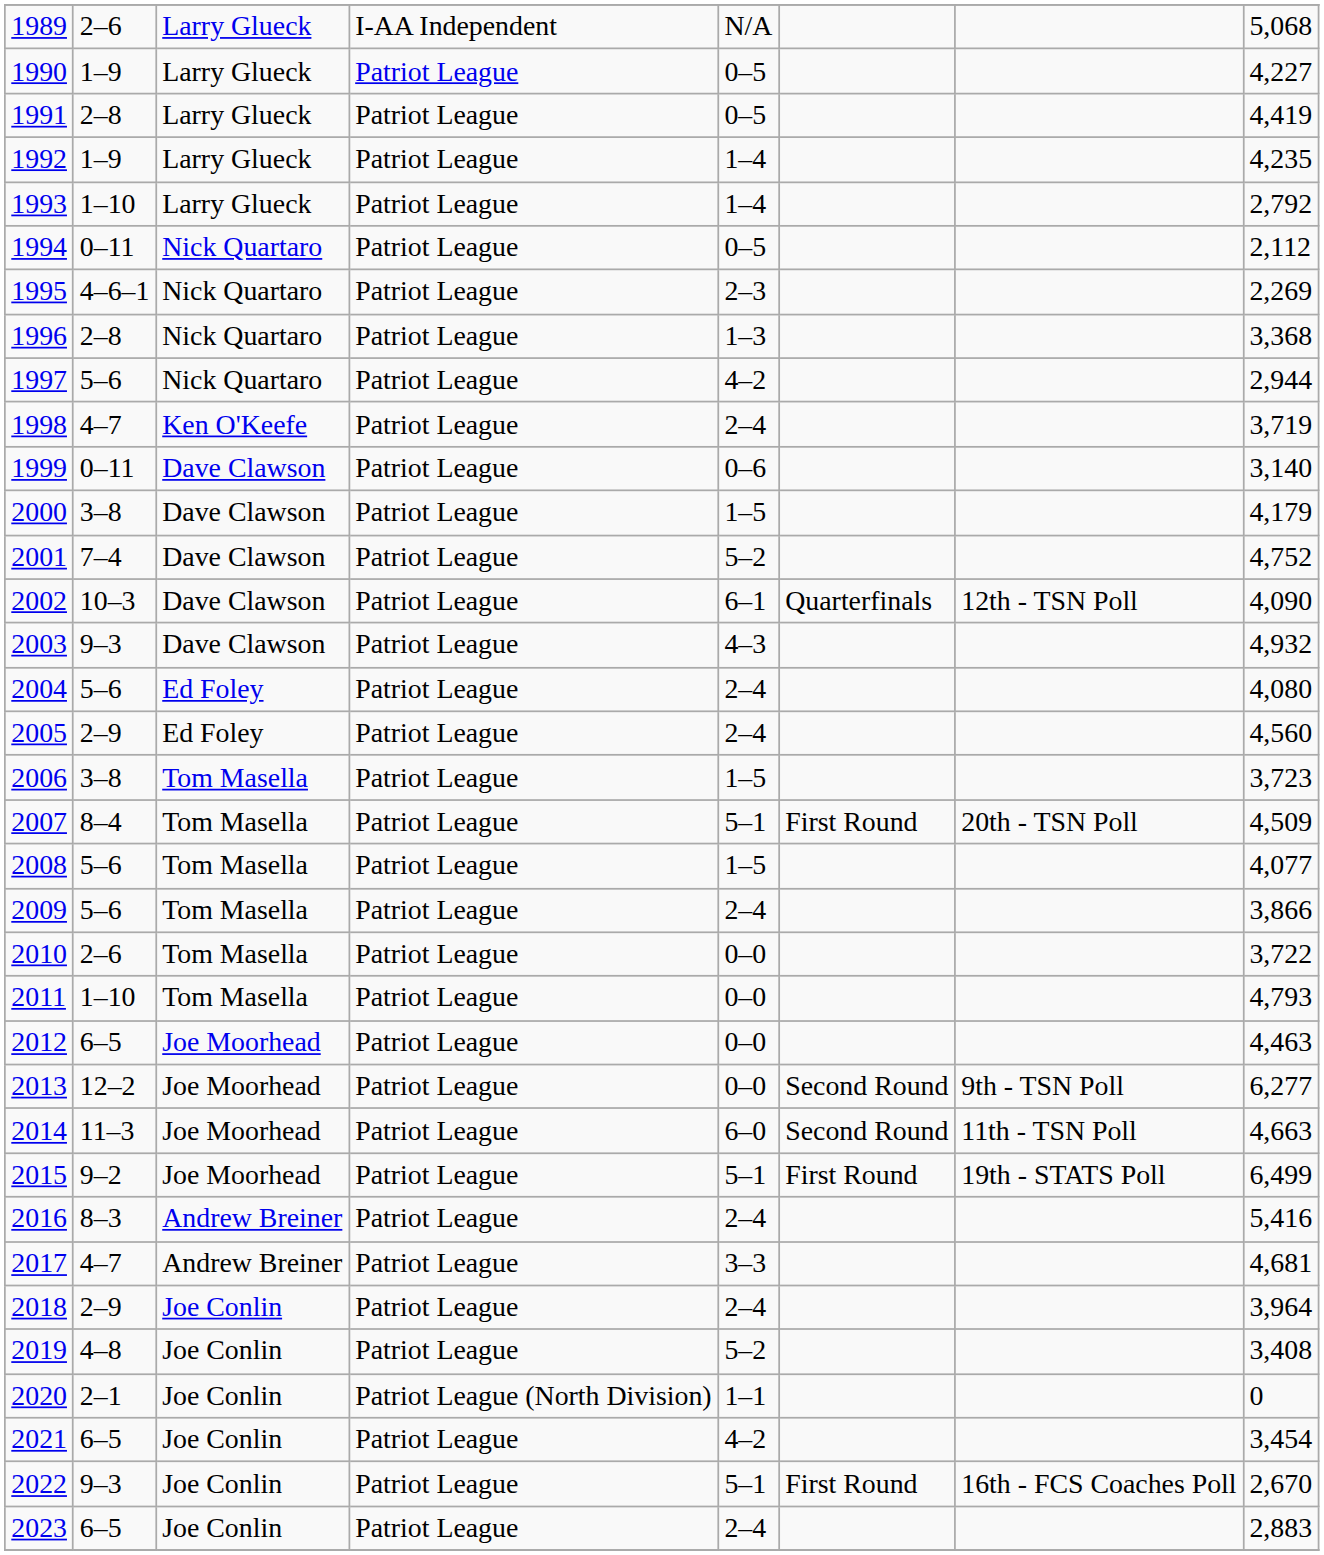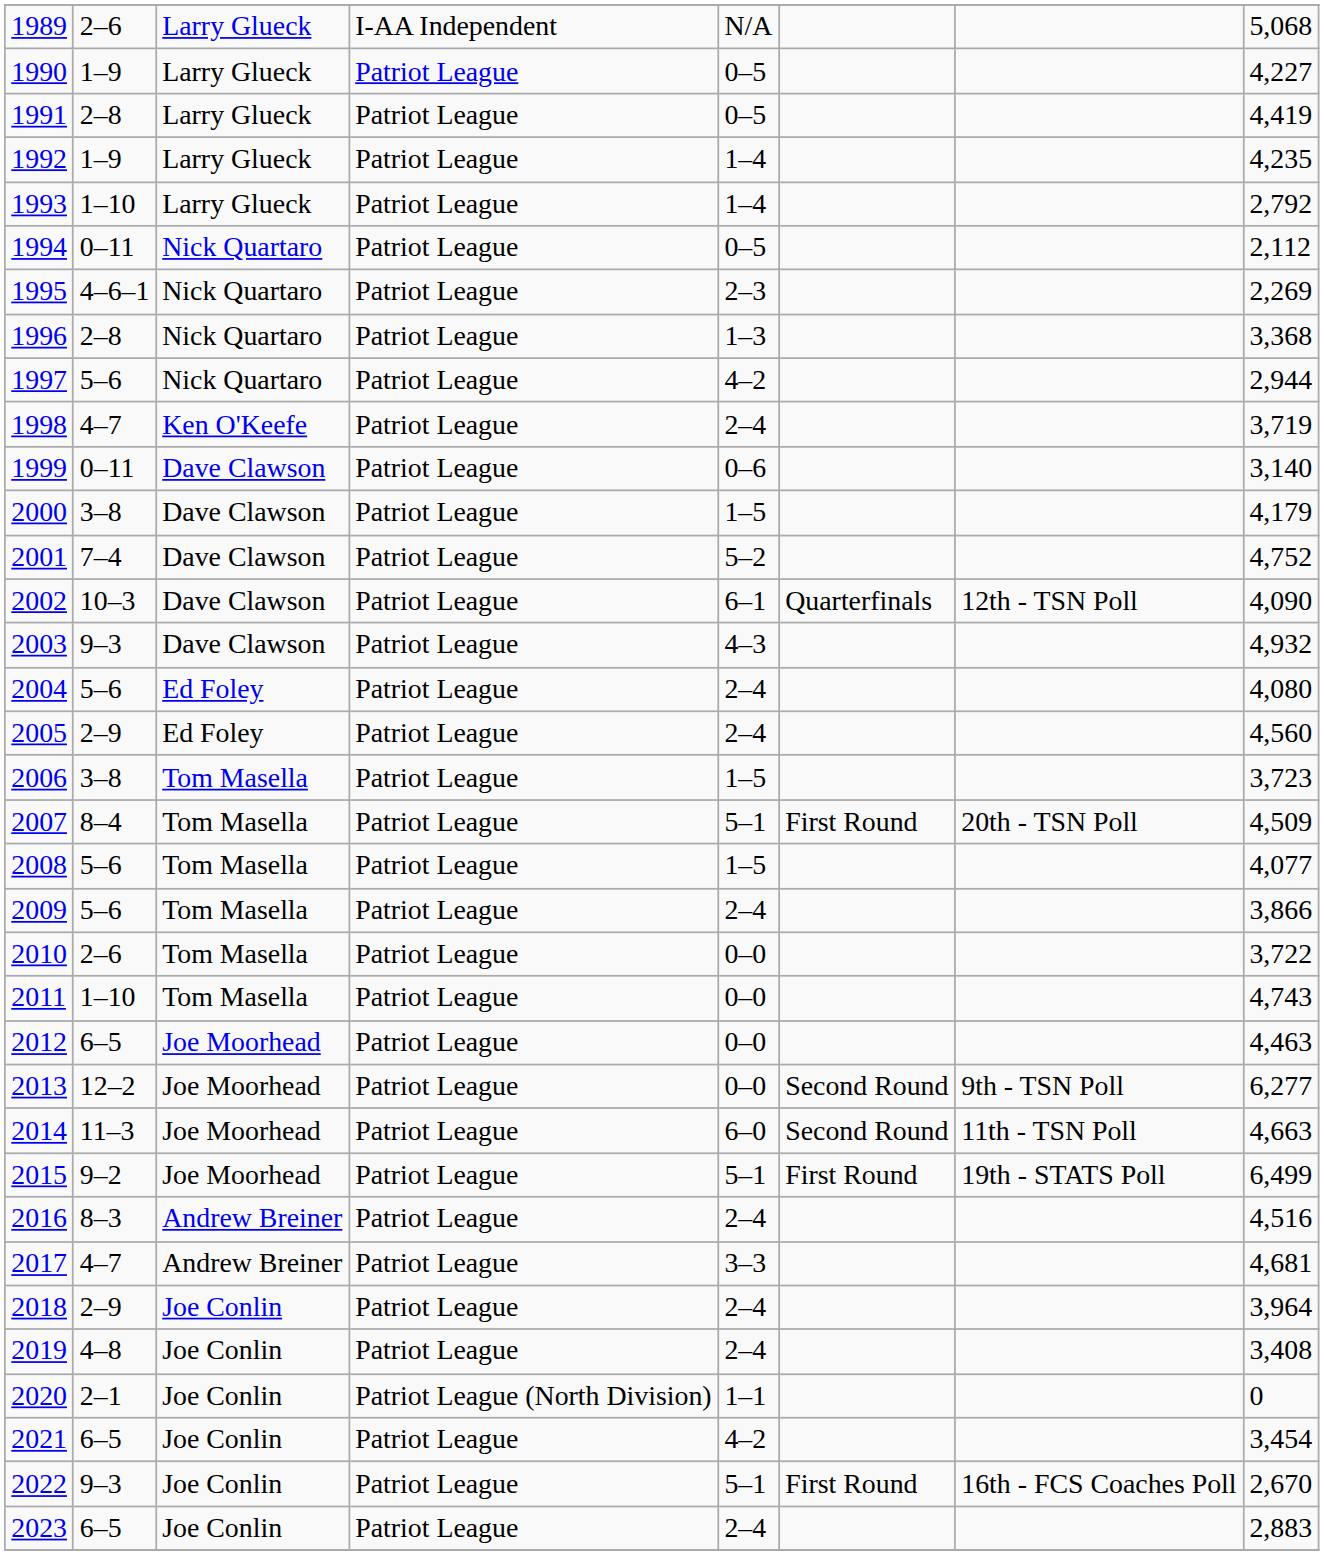(1281, 997) 4,793 -> (1281, 997) 4,743
(1281, 1218) 5,416 -> (1281, 1218) 4,516
(745, 1351) 5–2 -> (745, 1351) 2–4
